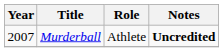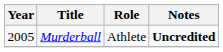(21, 36) 2007 -> (21, 36) 2005
